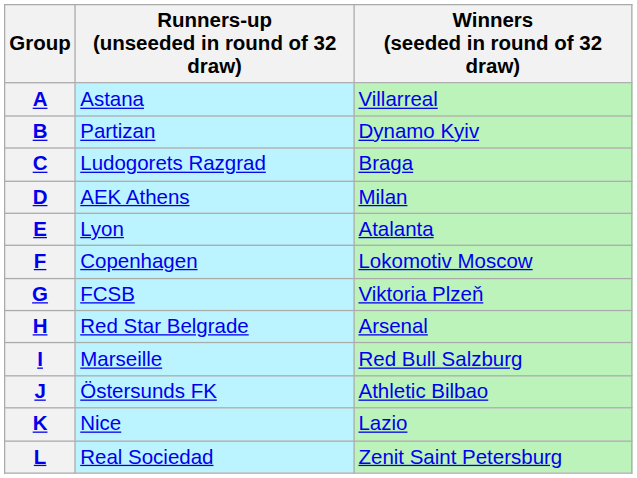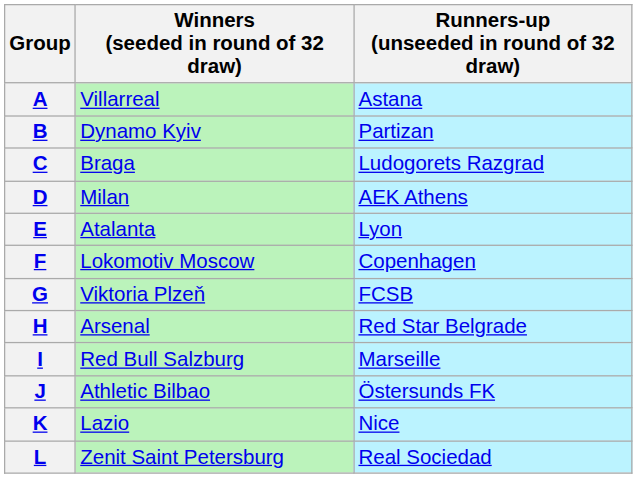columns swapped: (493, 43) <-> (215, 43)
